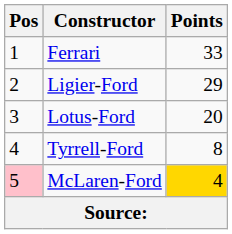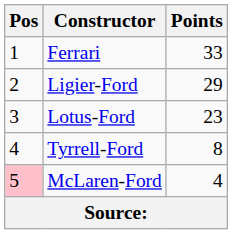(213, 116) 20 -> (213, 116) 23
(218, 181) gold background -> (218, 181) no background
